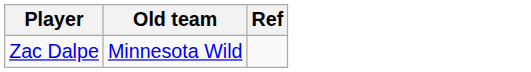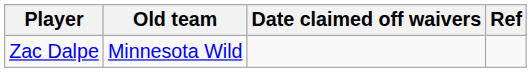+ column: (366, 20)
